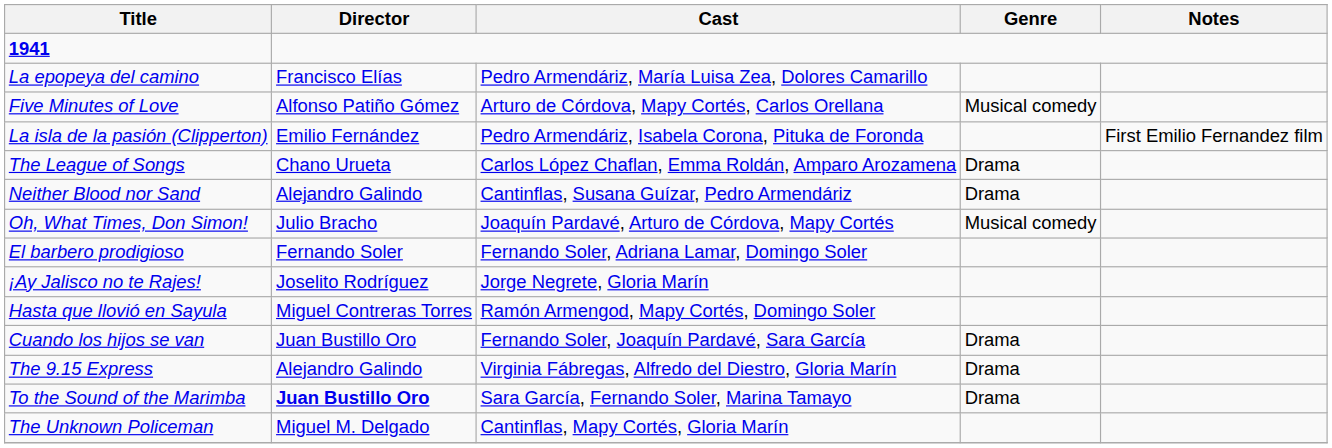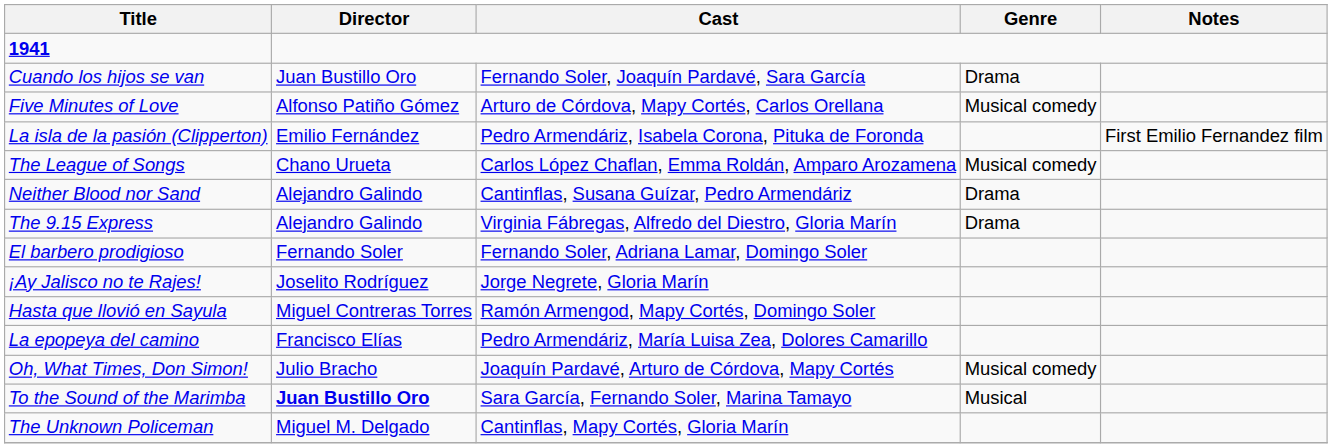rows swapped: (107, 340) <-> (104, 77)
(992, 164) Drama -> (1031, 164) Musical comedy
rows swapped: (81, 369) <-> (128, 223)
(992, 398) Drama -> (996, 398) Musical
